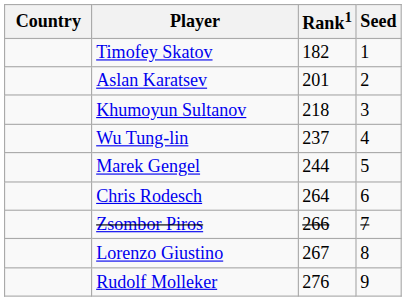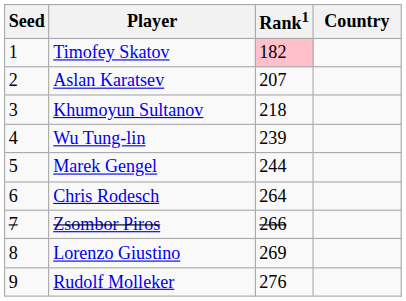columns swapped: (48, 21) <-> (378, 21)
(316, 52) no background -> (273, 52) pink background
(316, 81) 201 -> (273, 81) 207
(316, 138) 237 -> (273, 138) 239
(316, 253) 267 -> (273, 253) 269
